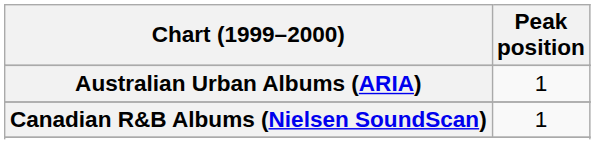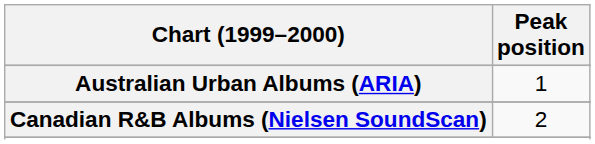(541, 119) 1 -> (541, 119) 2
